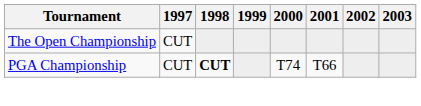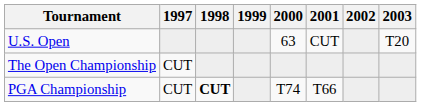+ row: (39, 41)
